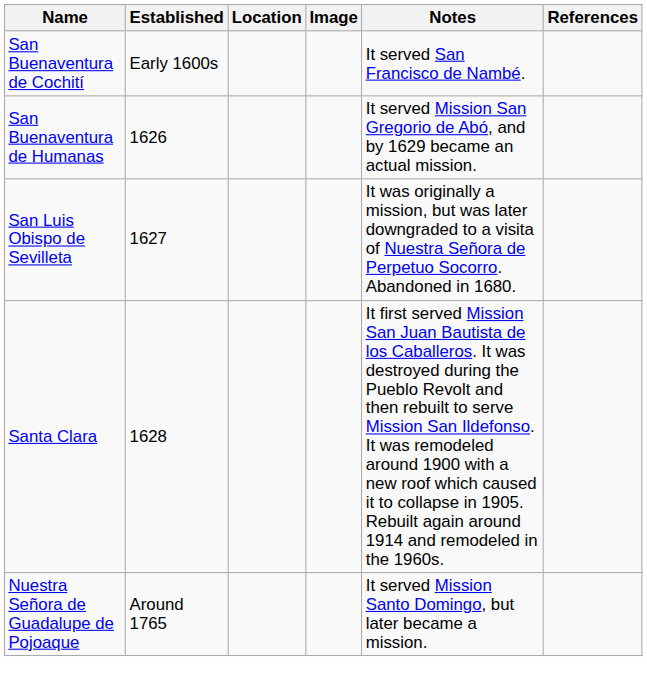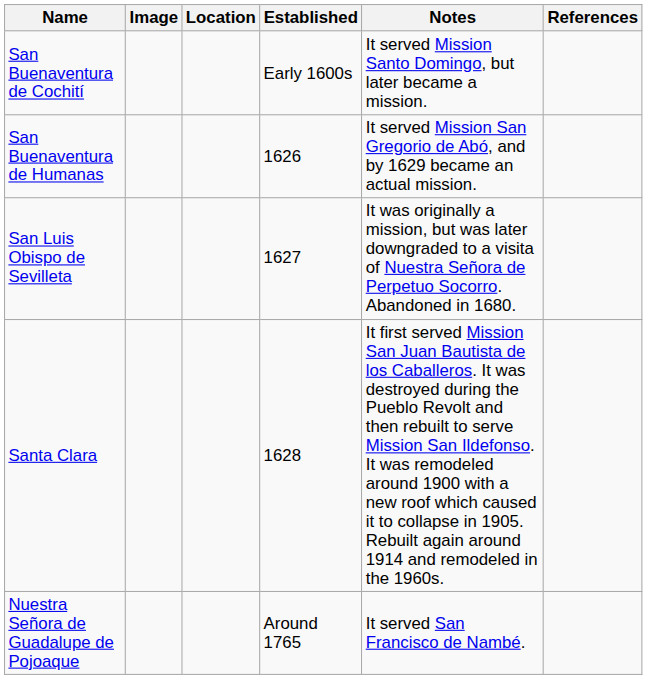columns swapped: (334, 17) <-> (177, 17)
(446, 63) It served San Francisco de Nambé. -> (440, 72) It served Mission Santo Domingo, but later became a mission.
(440, 614) It served Mission Santo Domingo, but later became a mission. -> (446, 632) It served San Francisco de Nambé.
